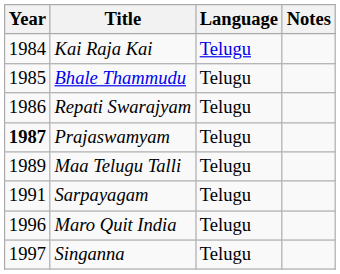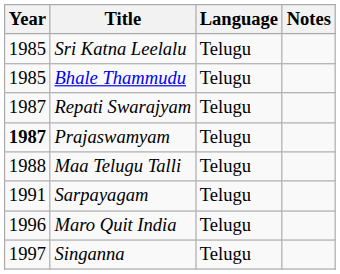- row: (104, 48)
+ row: (121, 48)
(27, 107) 1986 -> (27, 107) 1987
(27, 166) 1989 -> (27, 166) 1988
